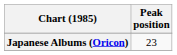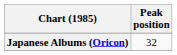(151, 42) 23 -> (151, 42) 32
